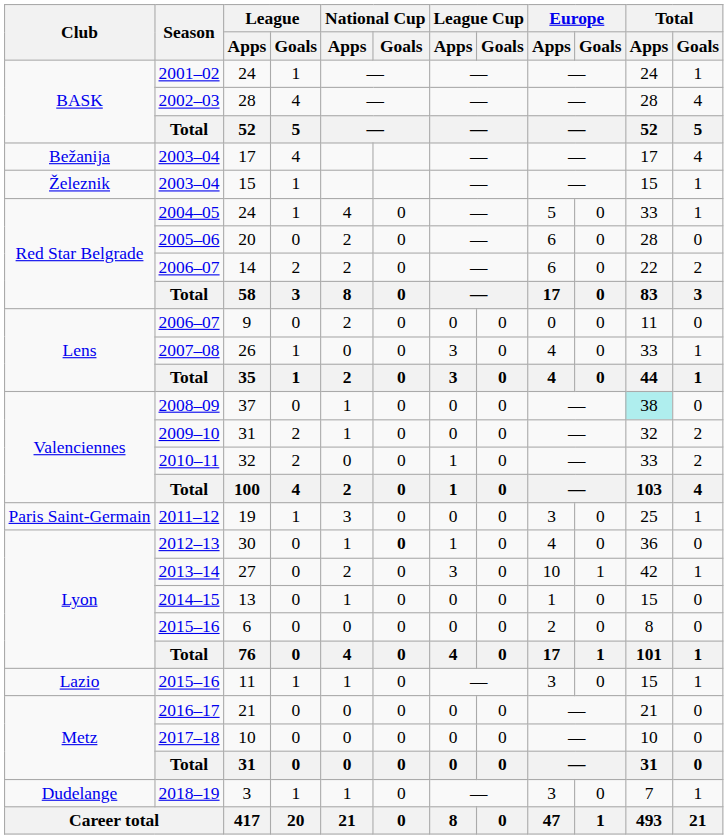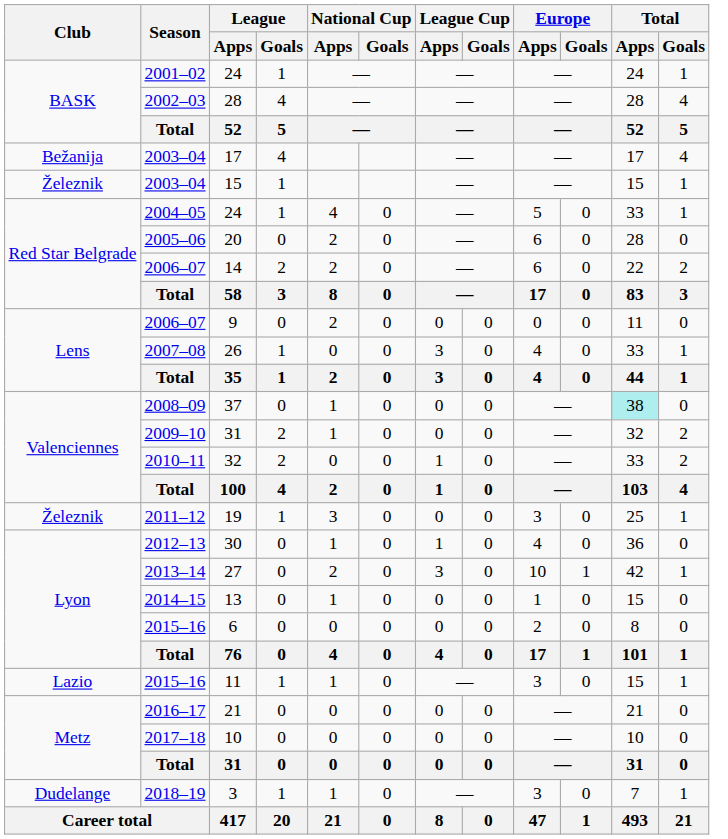(80, 516) Paris Saint-Germain -> (72, 516) Železnik
(401, 543) bold -> (387, 543) normal
